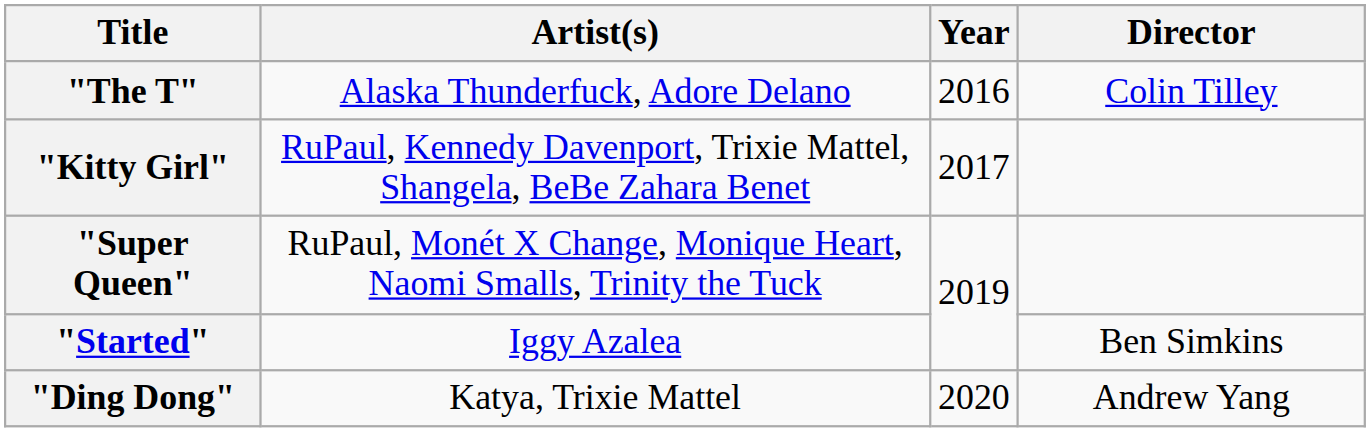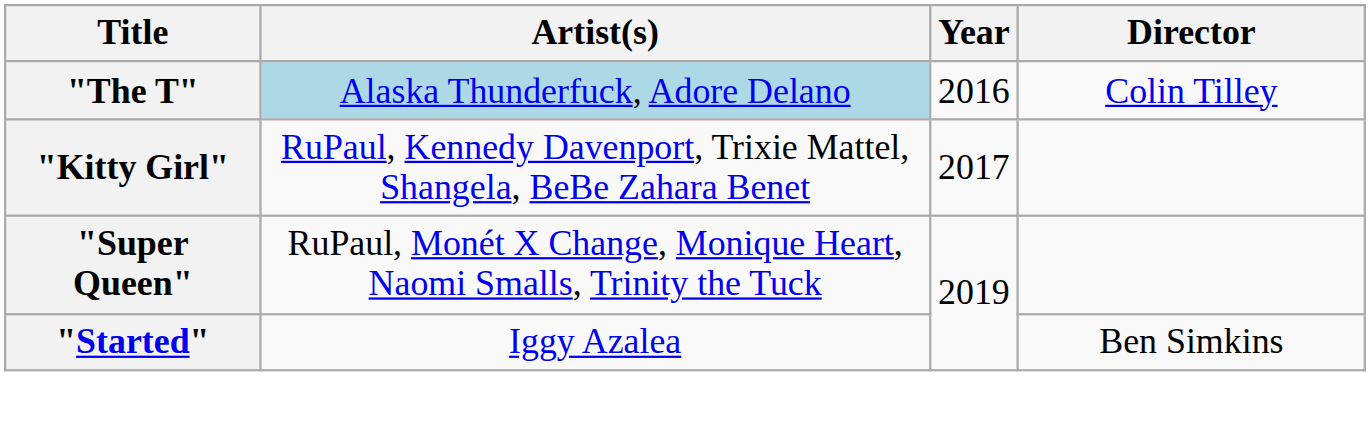(595, 89) no background -> (595, 89) lightblue background
- row: (133, 397)
